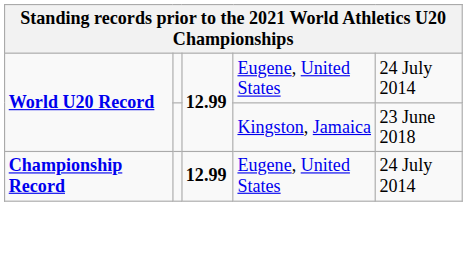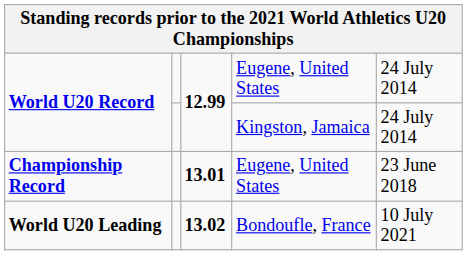(407, 127) 23 June 2018 -> (407, 127) 24 July 2014
(206, 176) 12.99 -> (205, 176) 13.01
(406, 176) 24 July 2014 -> (408, 176) 23 June 2018
+ row: (85, 225)
